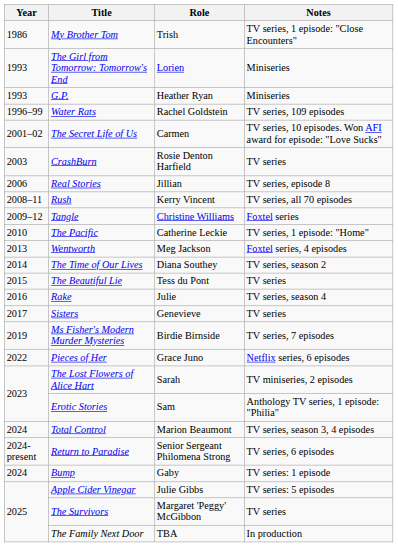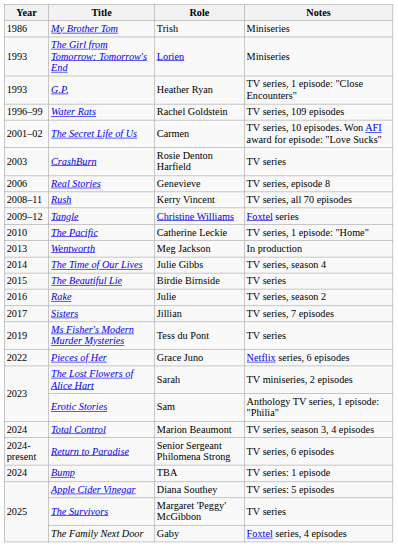(305, 34) TV series, 1 episode: "Close Encounters" -> (268, 28) Miniseries
(268, 95) Miniseries -> (305, 90) TV series, 1 episode: "Close Encounters"
(169, 183) Jillian -> (179, 183) Genevieve
(297, 248) Foxtel series, 4 episodes -> (274, 248) In production
(187, 265) Diana Southey -> (180, 265) Julie Gibbs
(286, 265) TV series, season 2 -> (286, 265) TV series, season 4
(183, 281) Tess du Pont -> (188, 281) Birdie Birnside
(286, 297) TV series, season 4 -> (286, 297) TV series, season 2
(179, 313) Genevieve -> (169, 313) Jillian
(266, 313) TV series -> (290, 313) TV series, 7 episodes
(188, 335) Birdie Birnside -> (183, 335) Tess du Pont
(290, 335) TV series, 7 episodes -> (266, 335) TV series
(168, 473) Gaby -> (167, 473) TBA
(180, 489) Julie Gibbs -> (187, 489) Diana Southey
(167, 533) TBA -> (168, 533) Gaby
(274, 533) In production -> (297, 533) Foxtel series, 4 episodes
